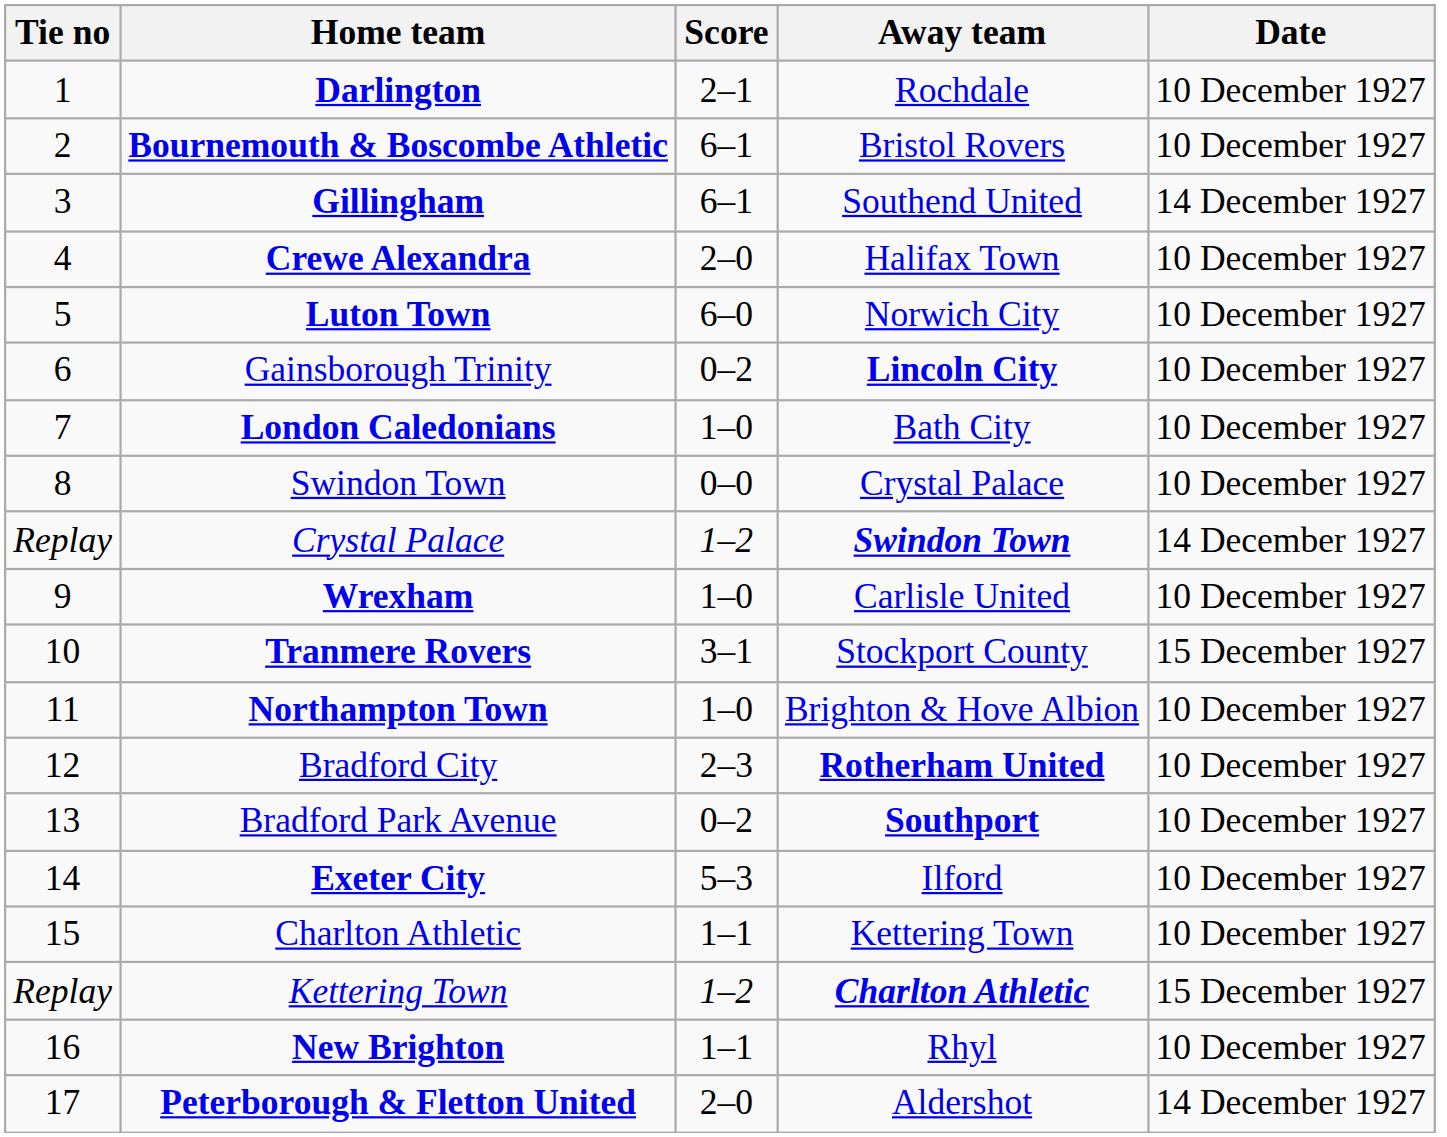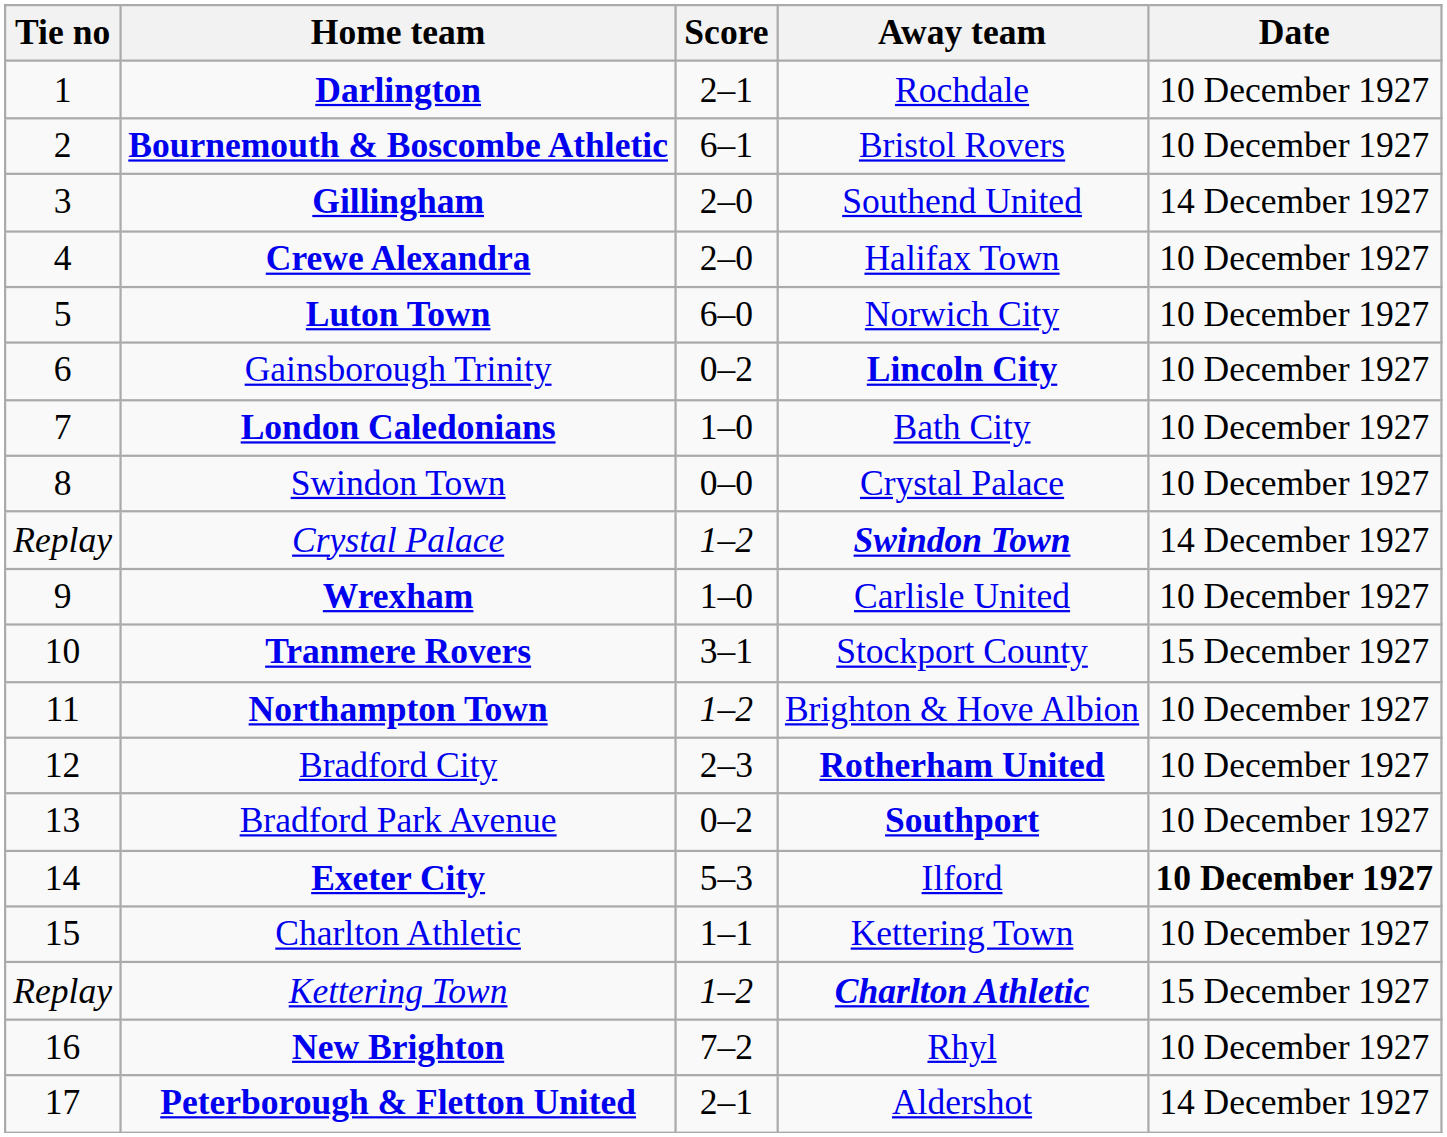(726, 201) 6–1 -> (726, 201) 2–0
(726, 708) 1–0 -> (726, 708) 1–2
(1291, 877) normal -> (1294, 877) bold
(726, 1046) 1–1 -> (726, 1046) 7–2
(726, 1102) 2–0 -> (726, 1102) 2–1
